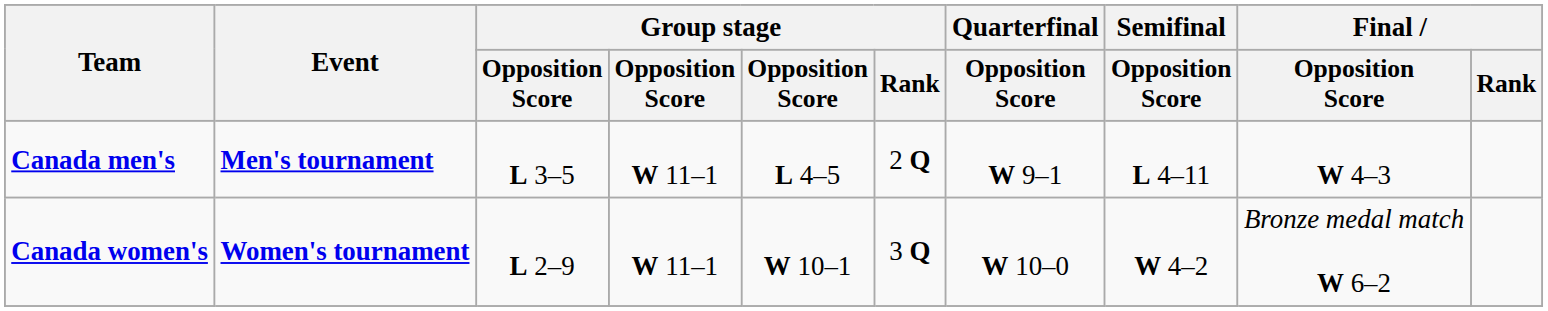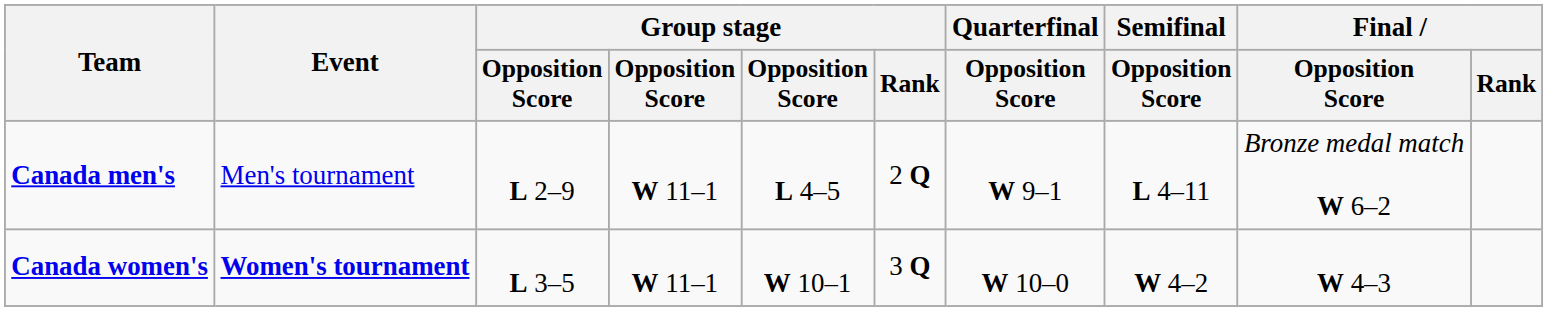(327, 159) bold -> (317, 175) normal
(542, 175) L 3–5 -> (542, 191) L 2–9
(1354, 175) W 4–3 -> (1354, 175) Bronze medal match W 6–2
(542, 267) L 2–9 -> (542, 283) L 3–5
(1354, 251) Bronze medal match W 6–2 -> (1354, 283) W 4–3
